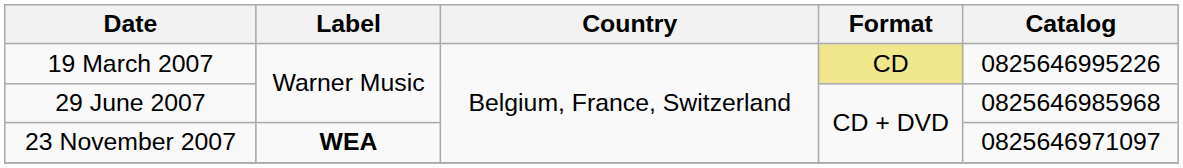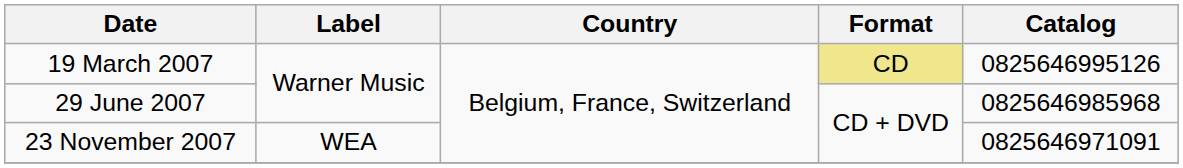(1071, 63) 0825646995226 -> (1071, 63) 0825646995126
(349, 142) bold -> (349, 142) normal
(1071, 142) 0825646971097 -> (1071, 142) 0825646971091
